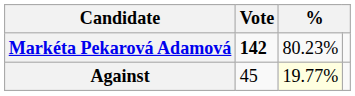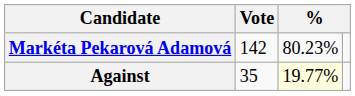(253, 47) bold -> (253, 47) normal
(249, 76) 45 -> (249, 76) 35
